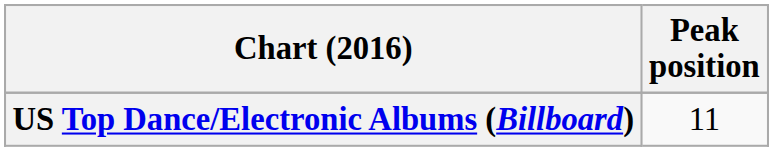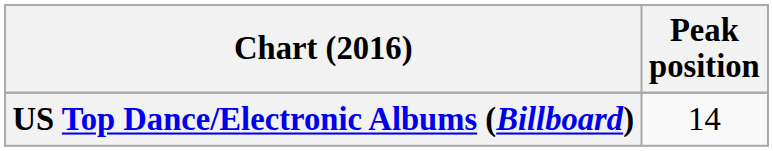(704, 118) 11 -> (704, 118) 14
